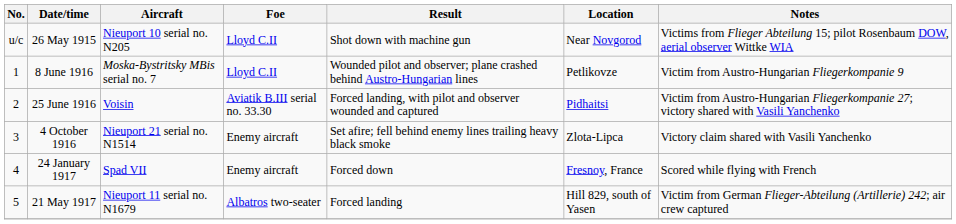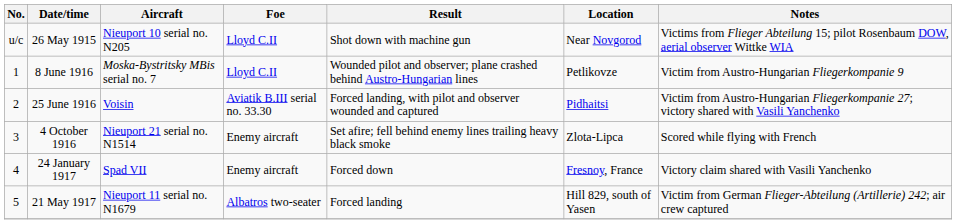(766, 137) Victory claim shared with Vasili Yanchenko -> (738, 137) Scored while flying with French
(738, 169) Scored while flying with French -> (766, 169) Victory claim shared with Vasili Yanchenko
